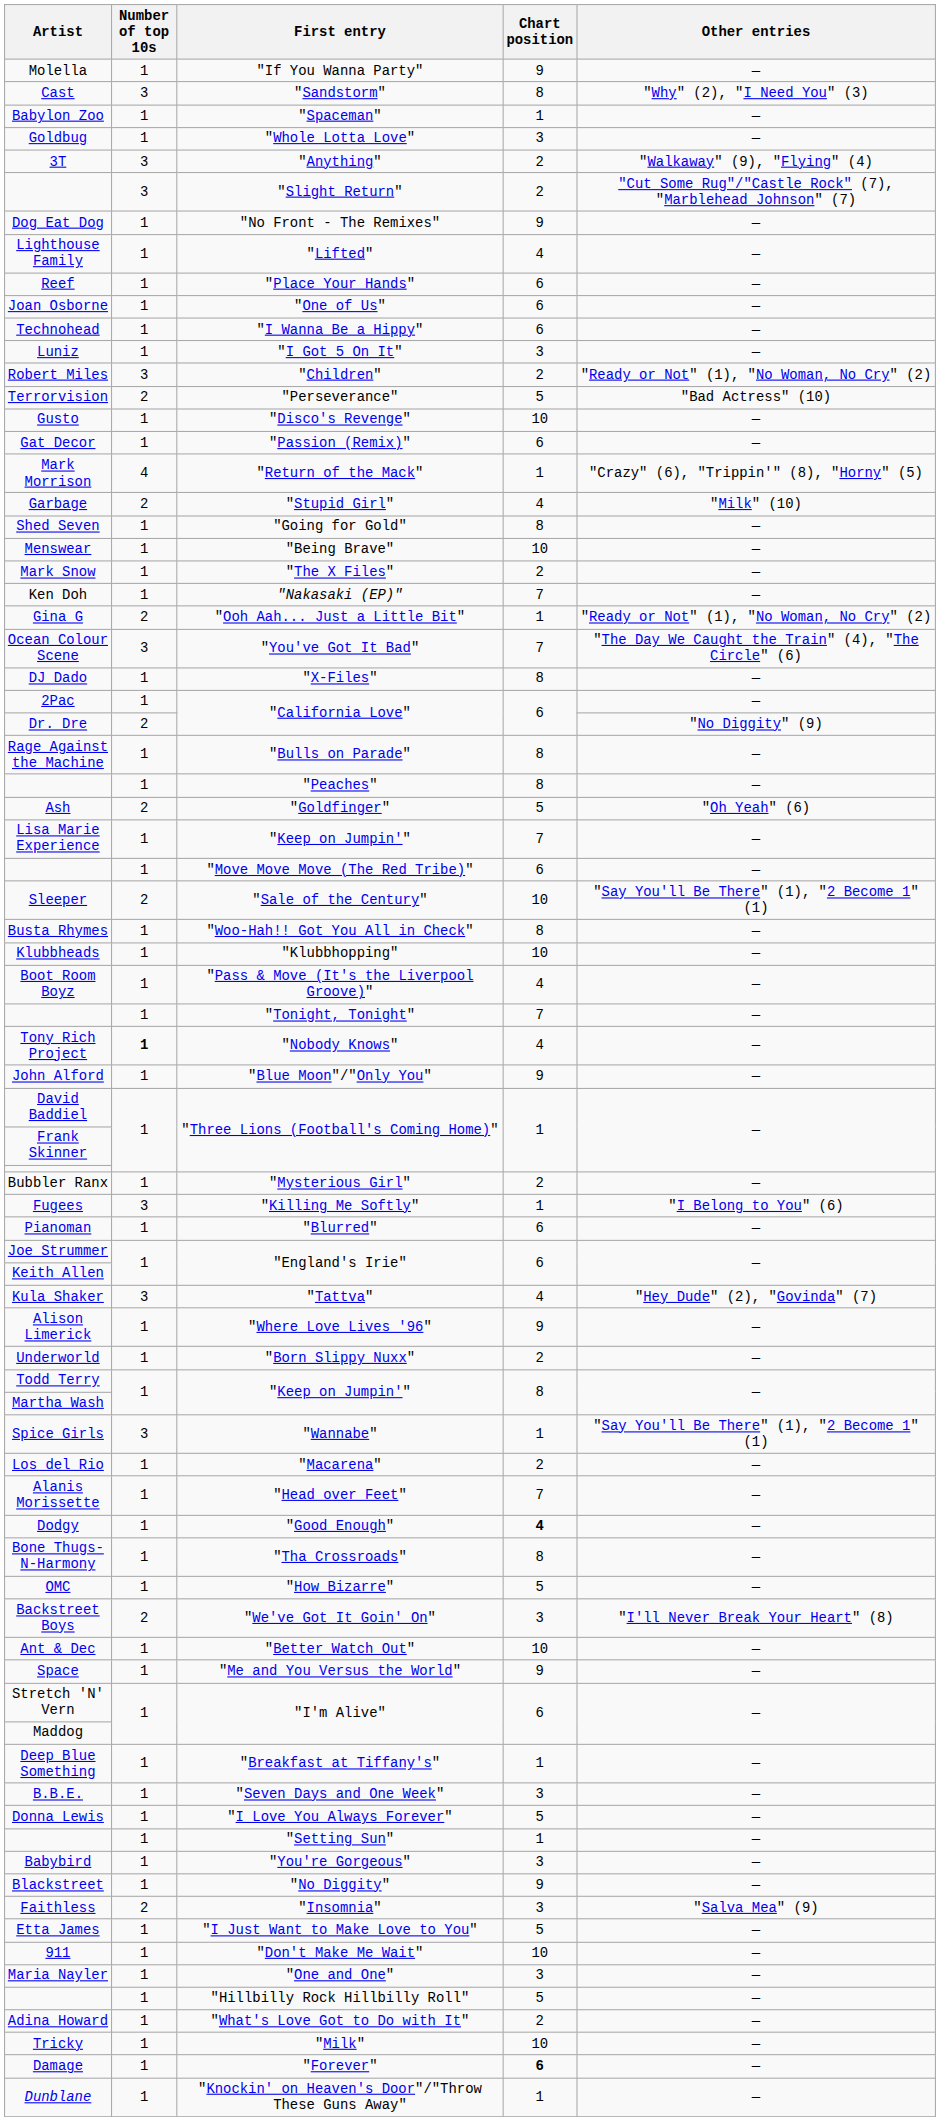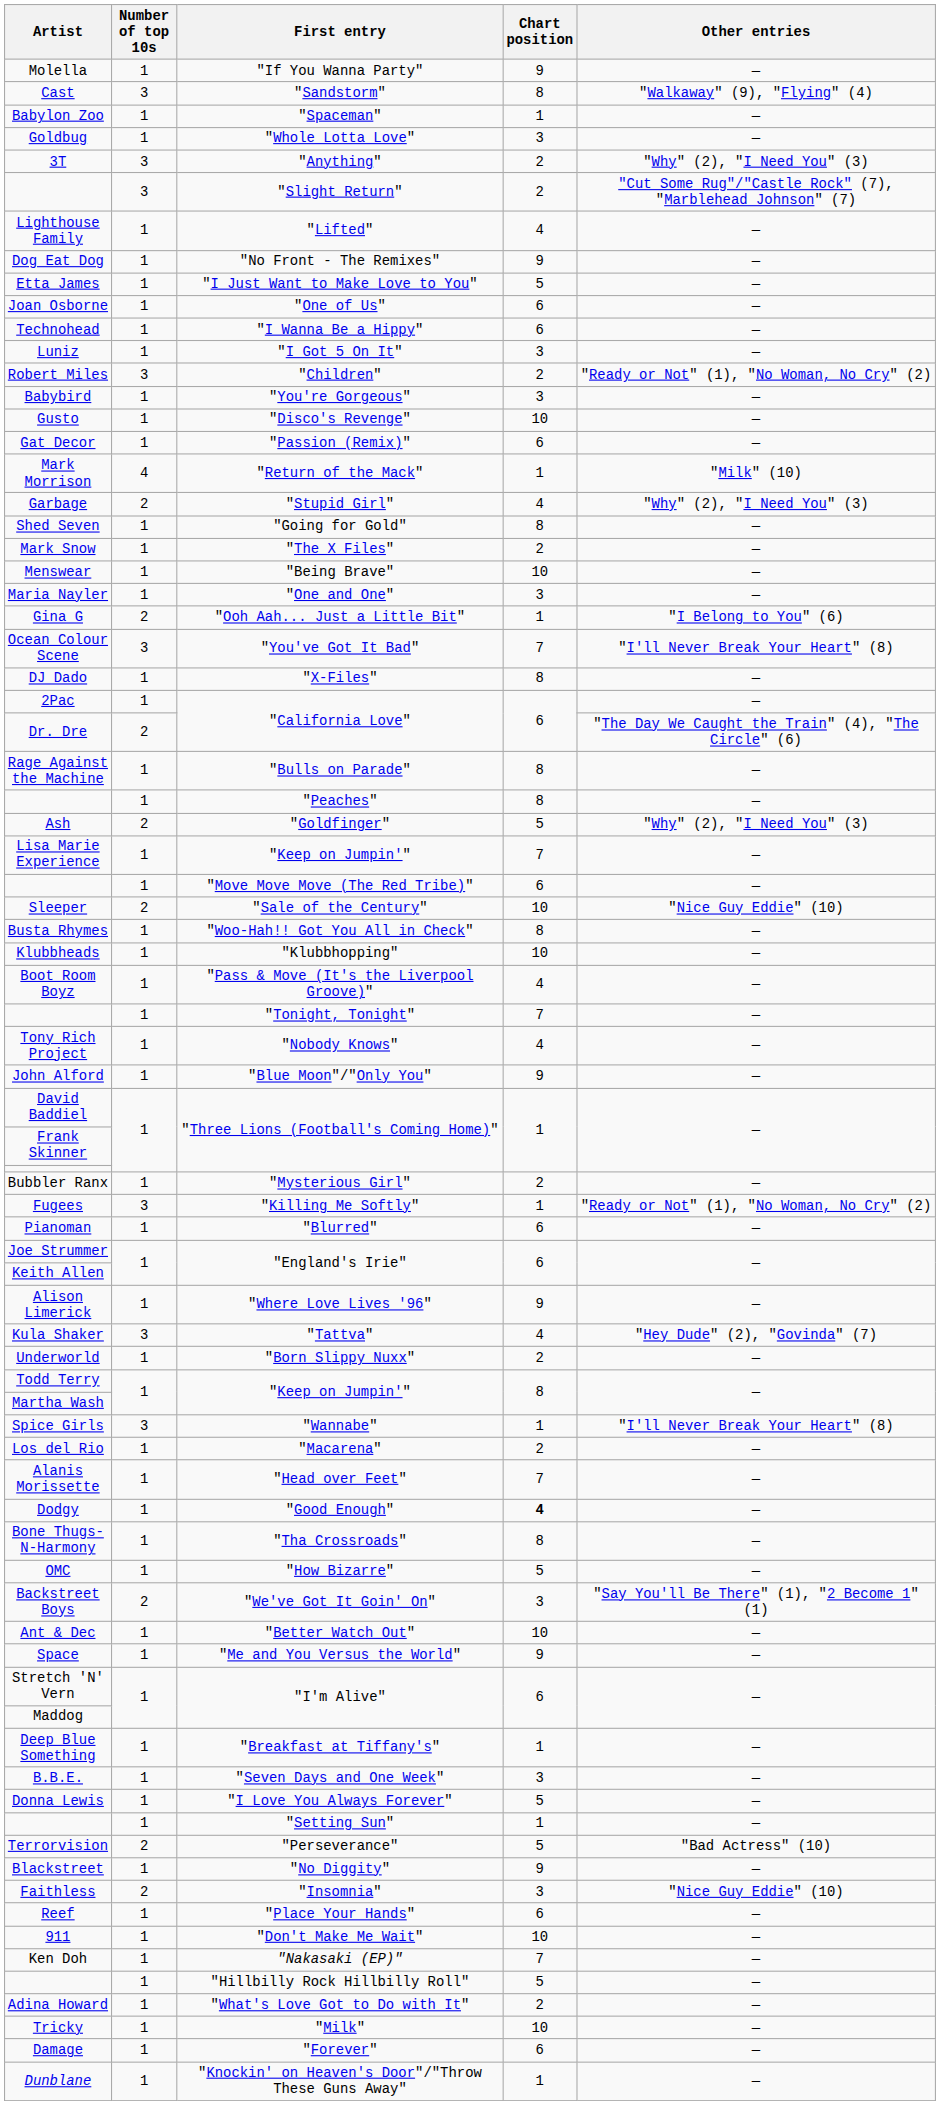(756, 93) "Why" (2), "I Need You" (3) -> (756, 93) "Walkaway" (9), "Flying" (4)
(756, 161) "Walkaway" (9), "Flying" (4) -> (756, 161) "Why" (2), "I Need You" (3)
rows swapped: (58, 223) <-> (58, 253)
rows swapped: (58, 1930) <-> (58, 284)
rows swapped: (58, 397) <-> (58, 1862)
(756, 473) "Crazy" (6), "Trippin'" (8), "Horny" (5) -> (756, 473) "Milk" (10)
(756, 504) "Milk" (10) -> (756, 504) "Why" (2), "I Need You" (3)
rows swapped: (58, 550) <-> (58, 572)
rows swapped: (58, 595) <-> (58, 1976)
(756, 618) "Ready or Not" (1), "No Woman, No Cry" (2) -> (756, 618) "I Belong to You" (6)
(756, 648) "The Day We Caught the Train" (4), "The Circle" (6) -> (756, 648) "I'll Never Break Your Heart" (8)
(756, 724) "No Diggity" (9) -> (756, 732) "The Day We Caught the Train" (4), "The Circle" (6)
(756, 808) "Oh Yeah" (6) -> (756, 824) "Why" (2), "I Need You" (3)
(756, 900) "Say You'll Be There" (1), "2 Become 1" (1) -> (756, 908) "Nice Guy Eddie" (10)
(144, 1046) bold -> (144, 1046) normal
(756, 1206) "I Belong to You" (6) -> (756, 1206) "Ready or Not" (1), "No Woman, No Cry" (2)
rows swapped: (58, 1297) <-> (58, 1327)
(756, 1434) "Say You'll Be There" (1), "2 Become 1" (1) -> (756, 1426) "I'll Never Break Your Heart" (8)
(756, 1618) "I'll Never Break Your Heart" (8) -> (756, 1602) "Say You'll Be There" (1), "2 Become 1" (1)
(756, 1908) "Salva Mea" (9) -> (756, 1892) "Nice Guy Eddie" (10)
(540, 2066) bold -> (540, 2050) normal
